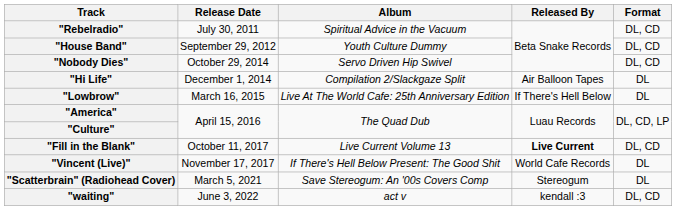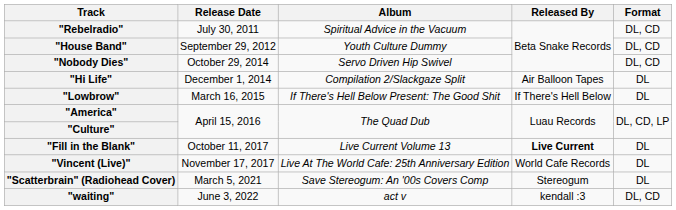(395, 96) Live At The World Cafe: 25th Anniversary Edition -> (395, 96) If There's Hell Below Present: The Good Shit
(643, 146) DL, CD -> (643, 146) DL
(395, 163) If There's Hell Below Present: The Good Shit -> (395, 163) Live At The World Cafe: 25th Anniversary Edition
